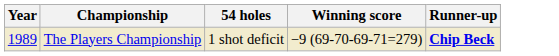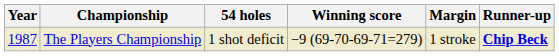+ column: (453, 16)
(22, 39) 1989 -> (22, 39) 1987
